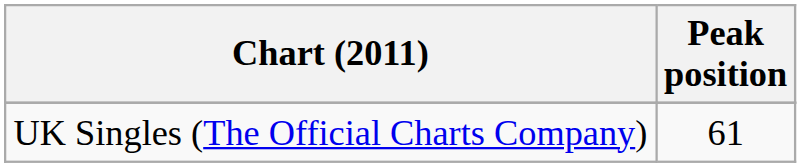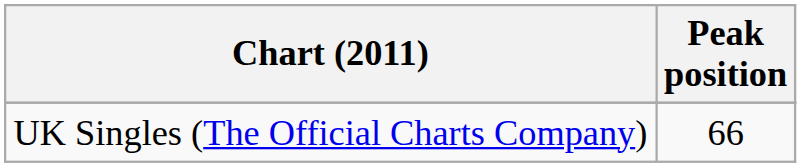(726, 131) 61 -> (726, 131) 66
